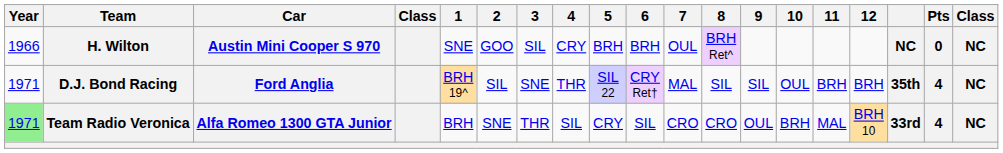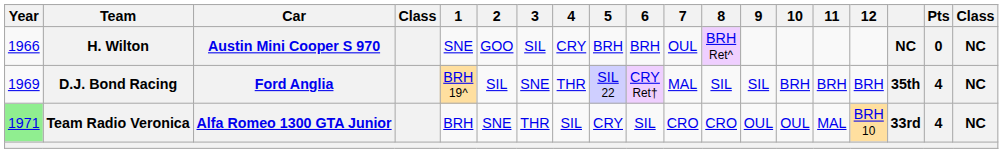(24, 84) 1971 -> (24, 84) 1969
(795, 84) OUL -> (795, 84) BRH
(795, 122) BRH -> (795, 122) OUL
